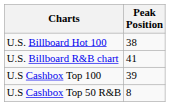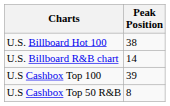(131, 59) 41 -> (131, 59) 14
